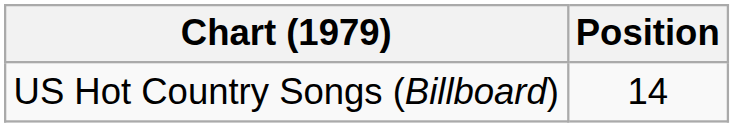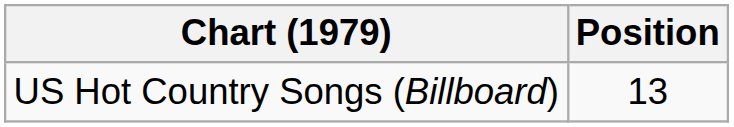(648, 91) 14 -> (648, 91) 13
